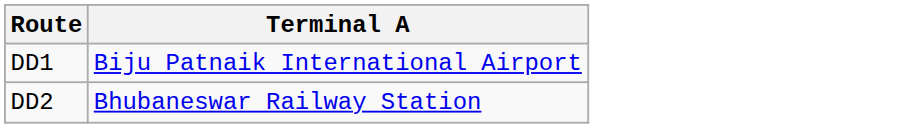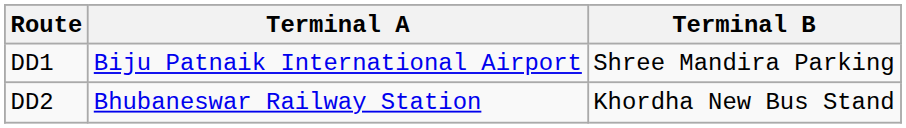+ column: (744, 24)
